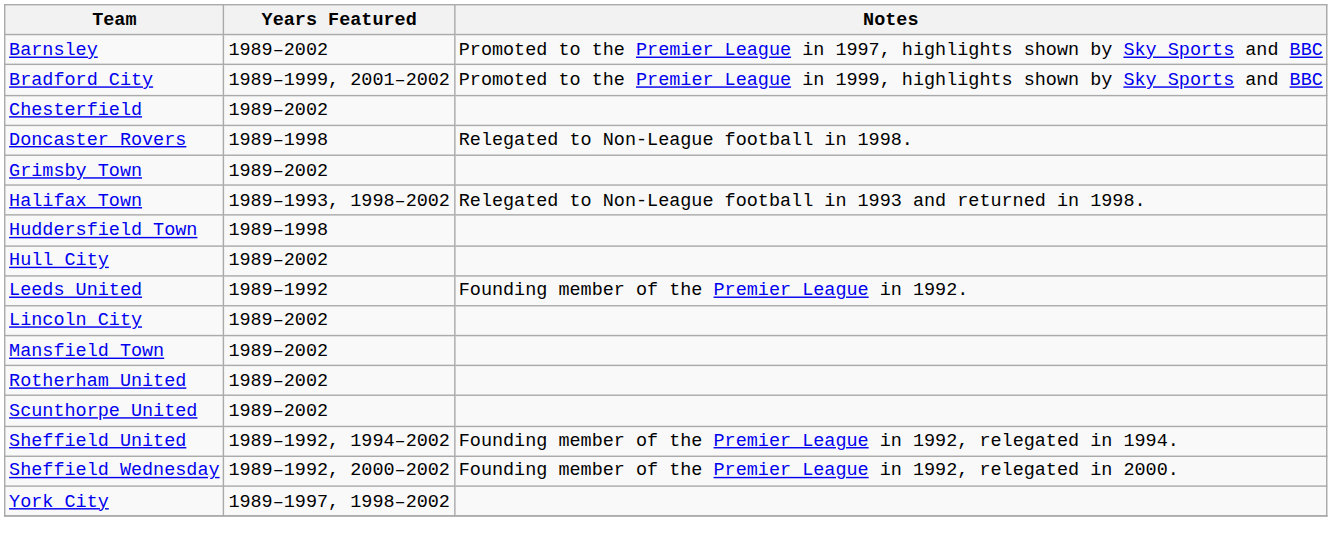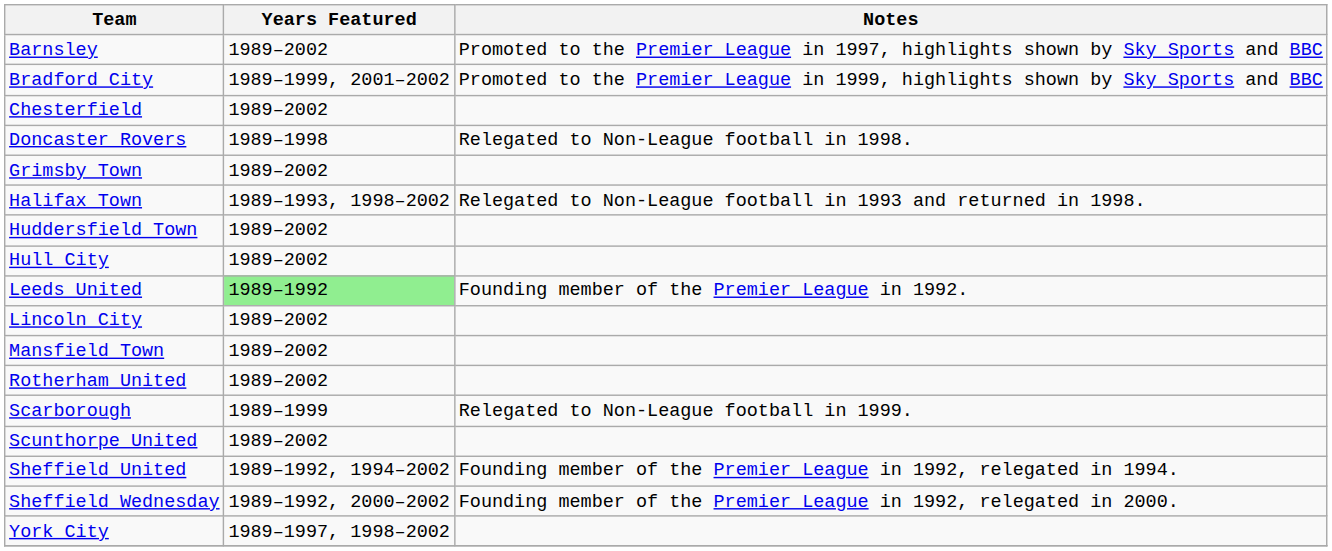(278, 230) 1989–1998 -> (278, 230) 1989–2002
(278, 291) no background -> (278, 291) lightgreen background
+ row: (70, 411)
